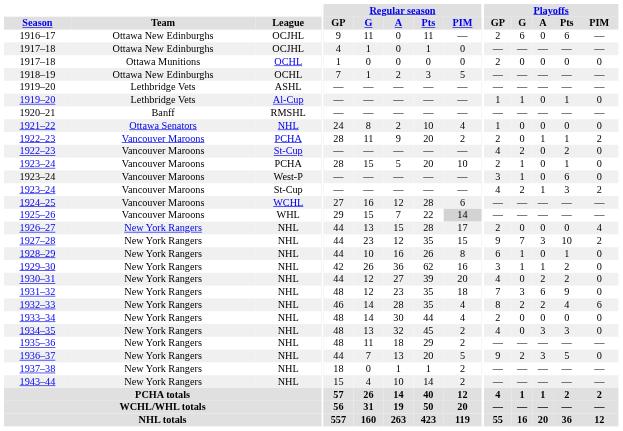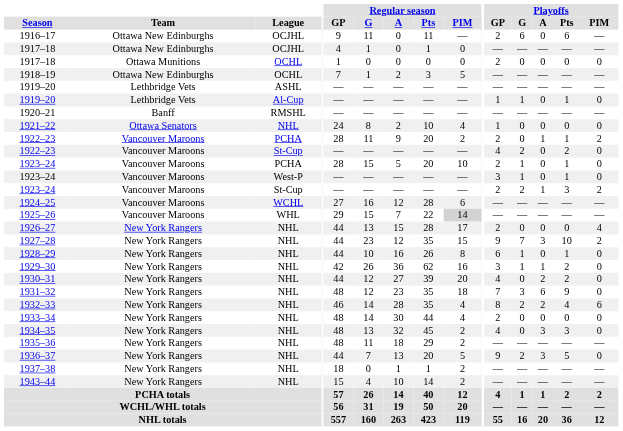(567, 176) 6 -> (567, 176) 1
(498, 189) 4 -> (498, 189) 2
